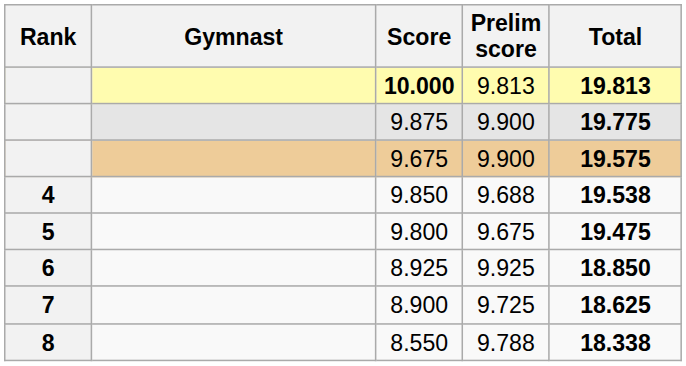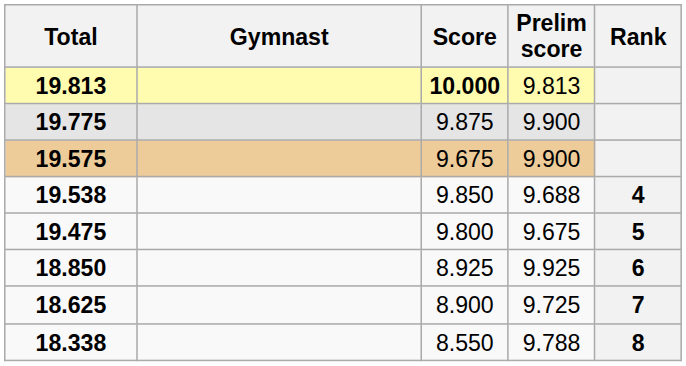columns swapped: (48, 36) <-> (615, 36)
